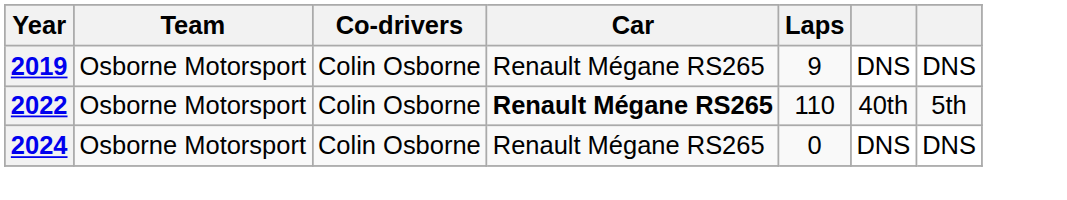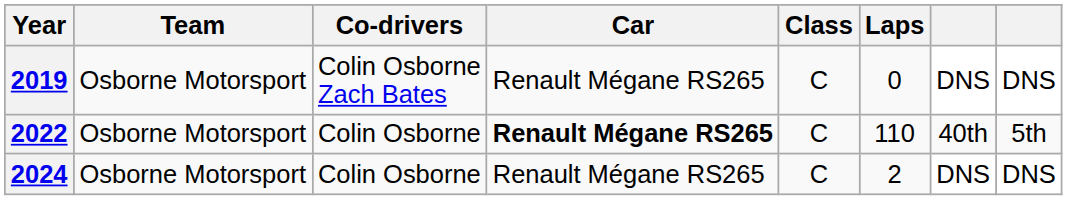+ column: (819, 25)
(399, 66) Colin Osborne -> (399, 80) Colin Osborne Zach Bates
(815, 66) 9 -> (895, 80) 0
(815, 146) 0 -> (895, 175) 2
